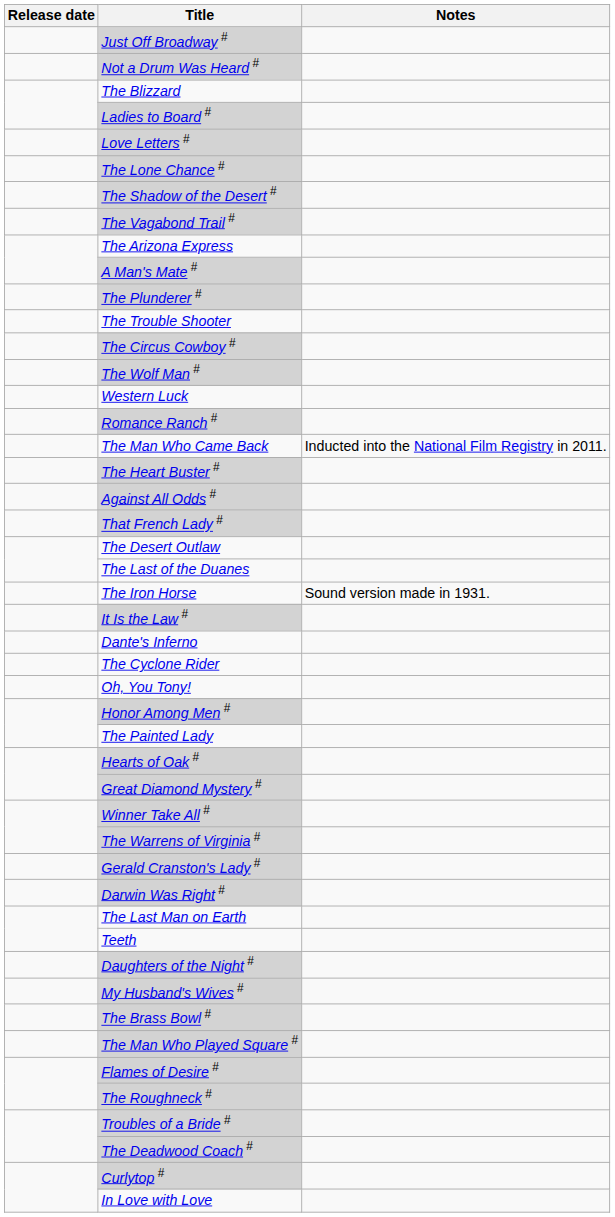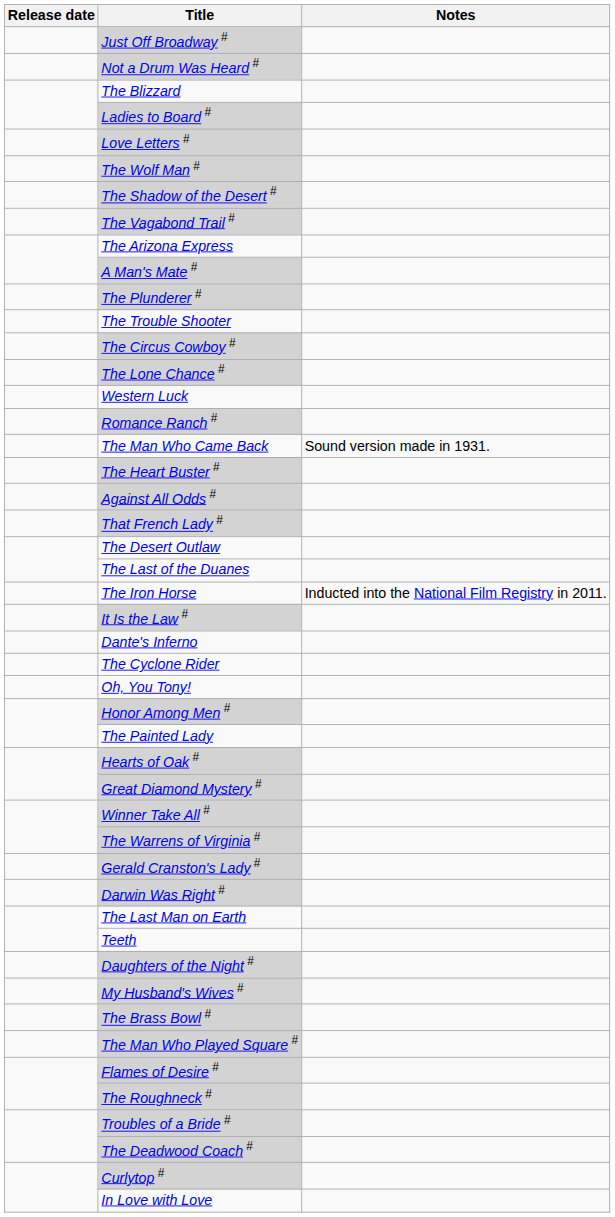rows swapped: (151, 372) <-> (163, 168)
(456, 445) Inducted into the National Film Registry in 2011. -> (397, 445) Sound version made in 1931.
(397, 592) Sound version made in 1931. -> (456, 592) Inducted into the National Film Registry in 2011.
